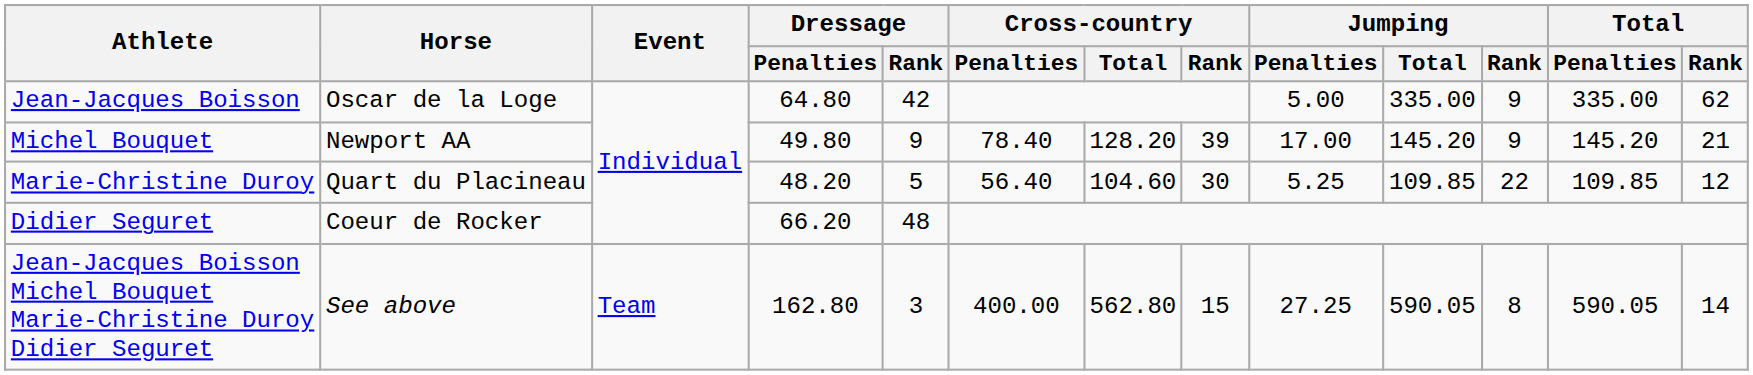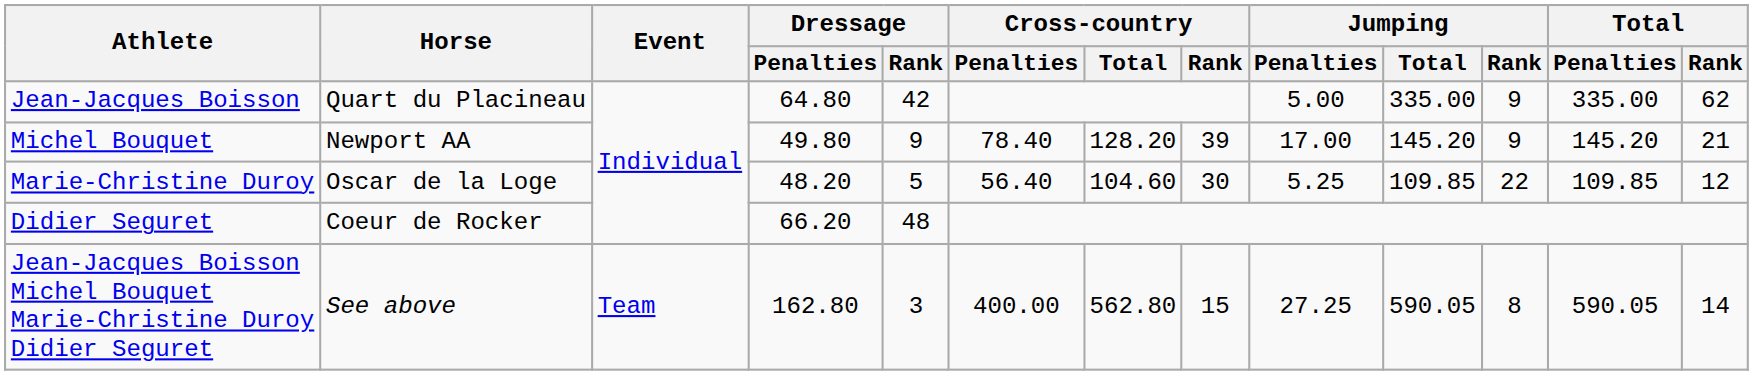(442, 101) Oscar de la Loge -> (456, 101) Quart du Placineau
(456, 182) Quart du Placineau -> (442, 182) Oscar de la Loge
